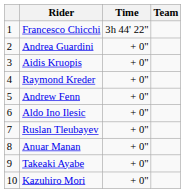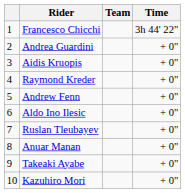columns swapped: (166, 12) <-> (127, 12)
